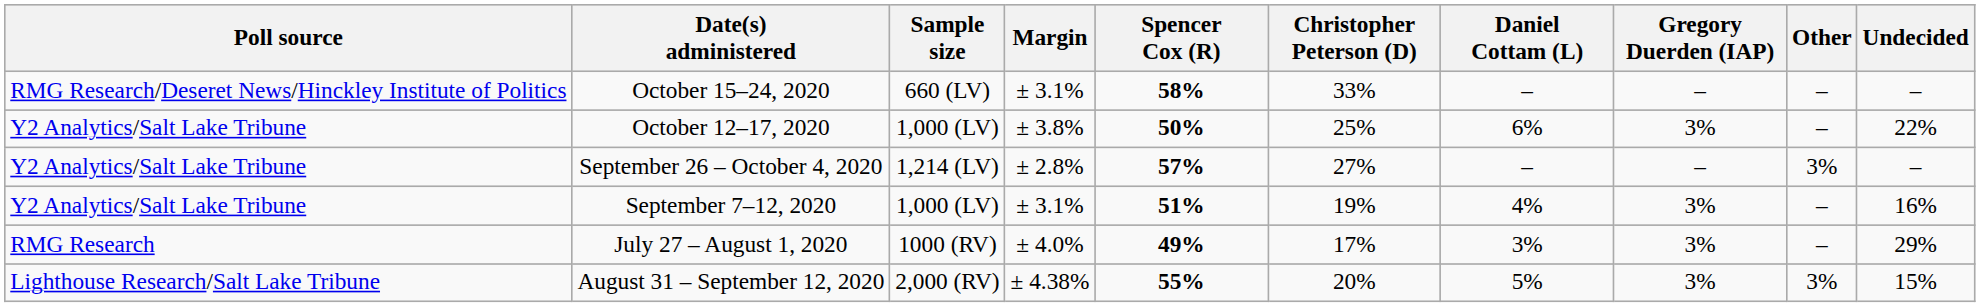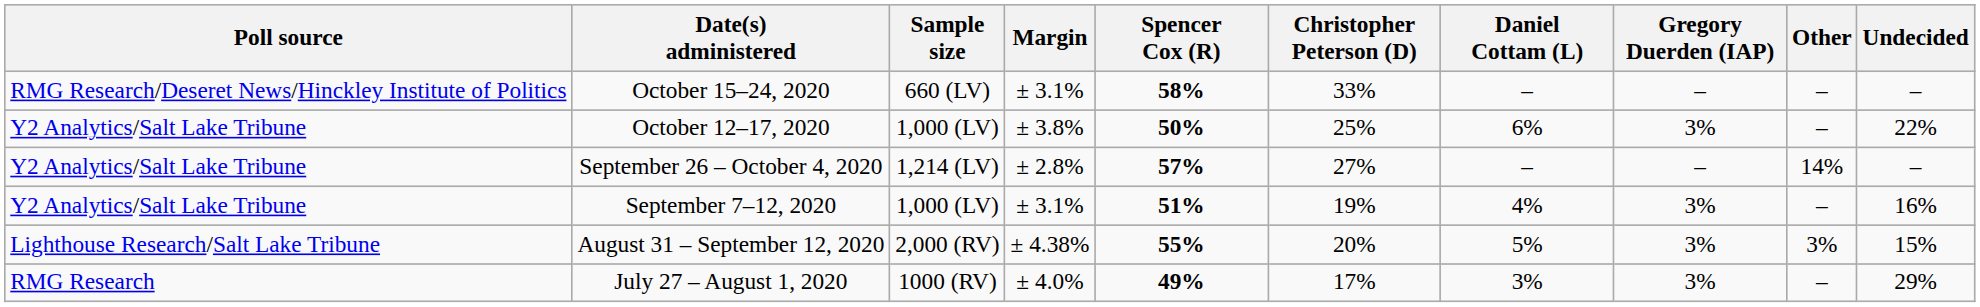(1822, 167) 3% -> (1822, 167) 14%
rows swapped: (731, 282) <-> (731, 244)
